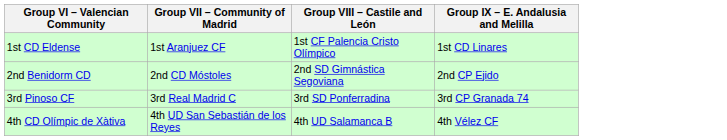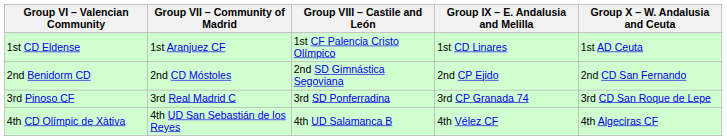+ column: (650, 18)
